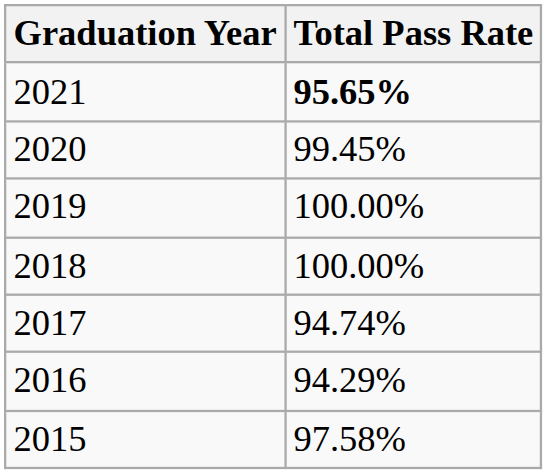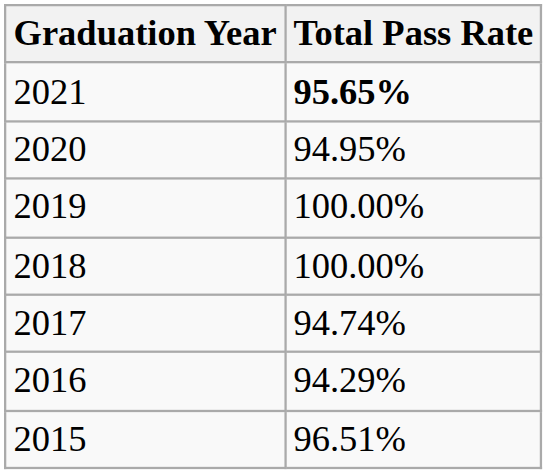(350, 149) 99.45% -> (350, 149) 94.95%
(350, 438) 97.58% -> (350, 438) 96.51%
